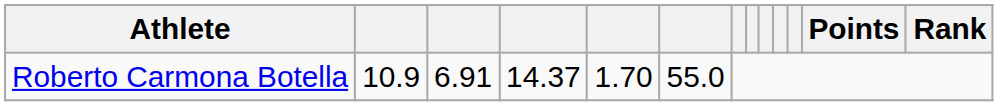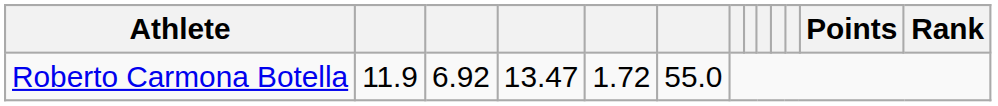(391, 76) 10.9 -> (390, 76) 11.9
(463, 76) 6.91 -> (461, 76) 6.92
(543, 76) 14.37 -> (541, 76) 13.47
(624, 76) 1.70 -> (621, 76) 1.72
